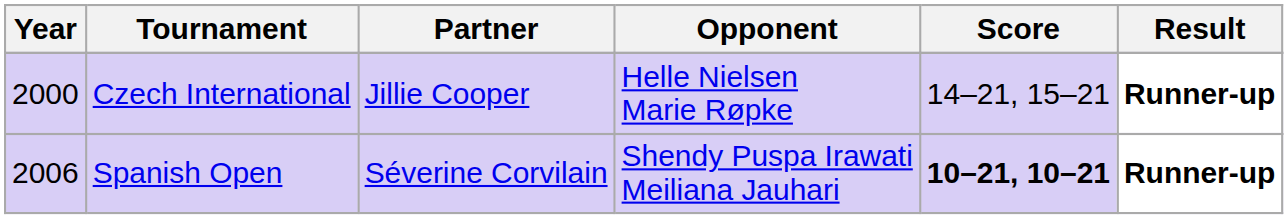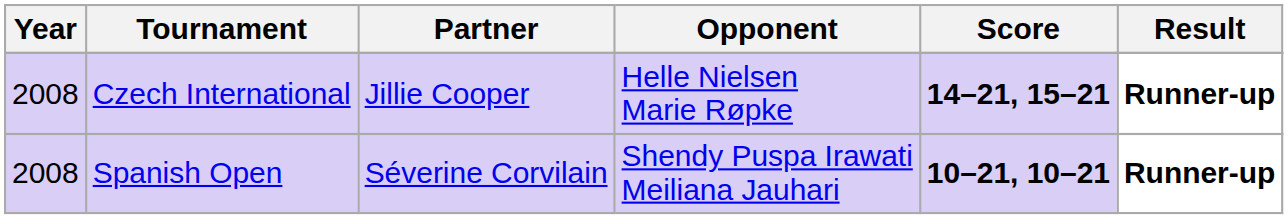(45, 93) 2000 -> (45, 93) 2008
(1018, 93) normal -> (1018, 93) bold
(45, 174) 2006 -> (45, 174) 2008
